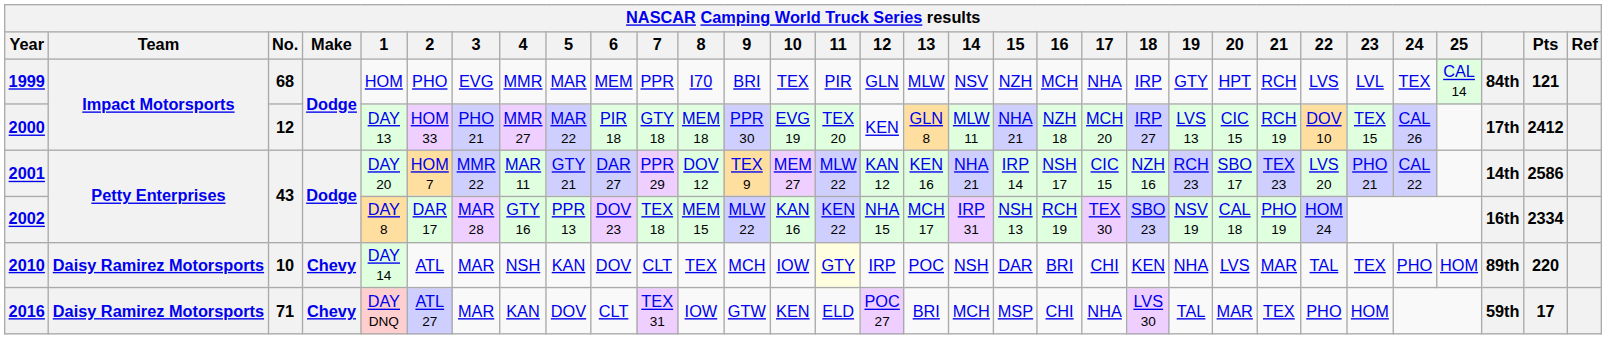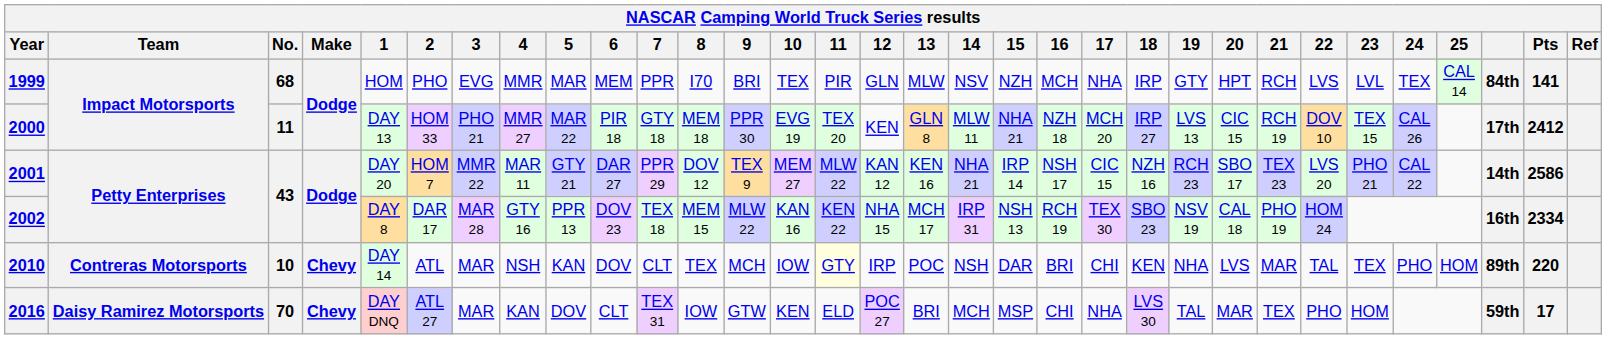(1546, 81) 121 -> (1546, 81) 141
(285, 127) 12 -> (285, 127) 11
(158, 265) Daisy Ramirez Motorsports -> (158, 265) Contreras Motorsports
(285, 311) 71 -> (285, 311) 70
